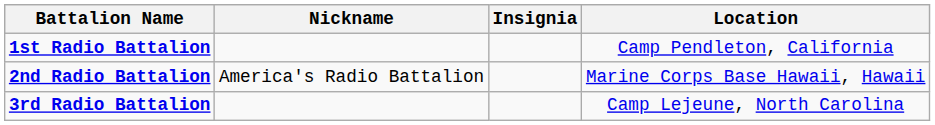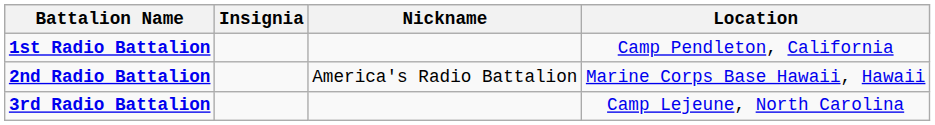columns swapped: (535, 19) <-> (352, 19)
